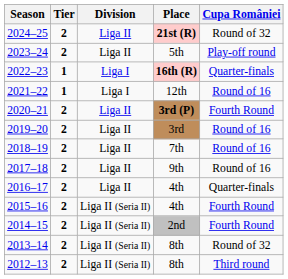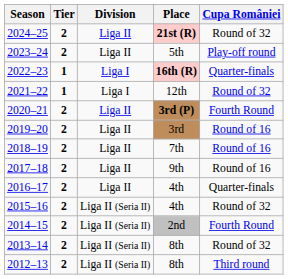(241, 91) Round of 16 -> (241, 91) Round of 32
(241, 206) Fourth Round -> (241, 206) Round of 32
